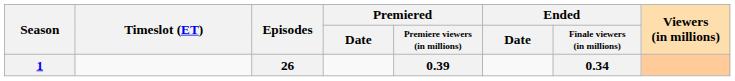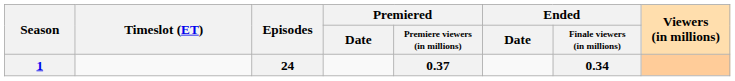(288, 65) 26 -> (288, 65) 24
(438, 65) 0.39 -> (438, 65) 0.37
